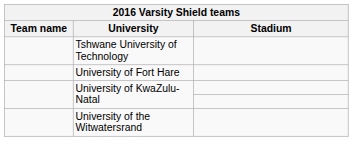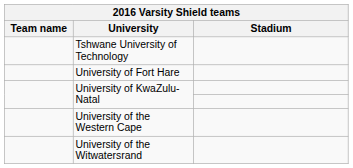+ row: (39, 122)
